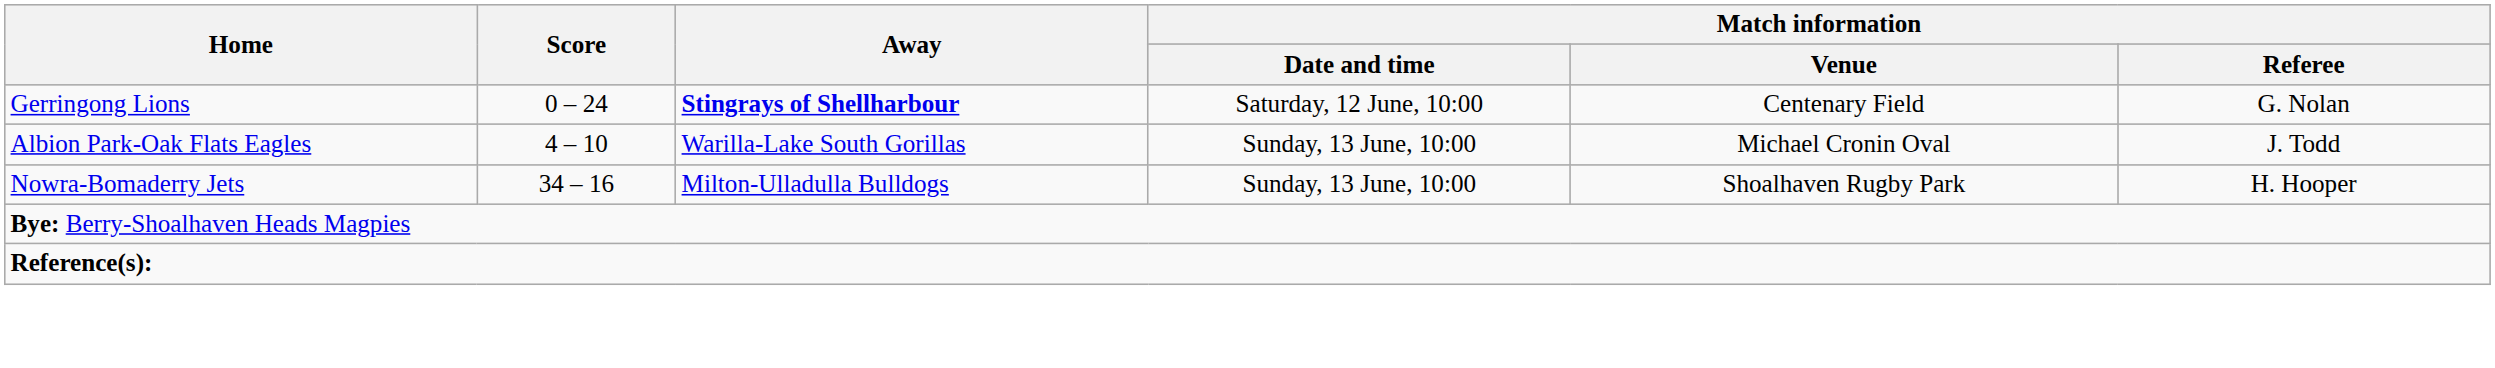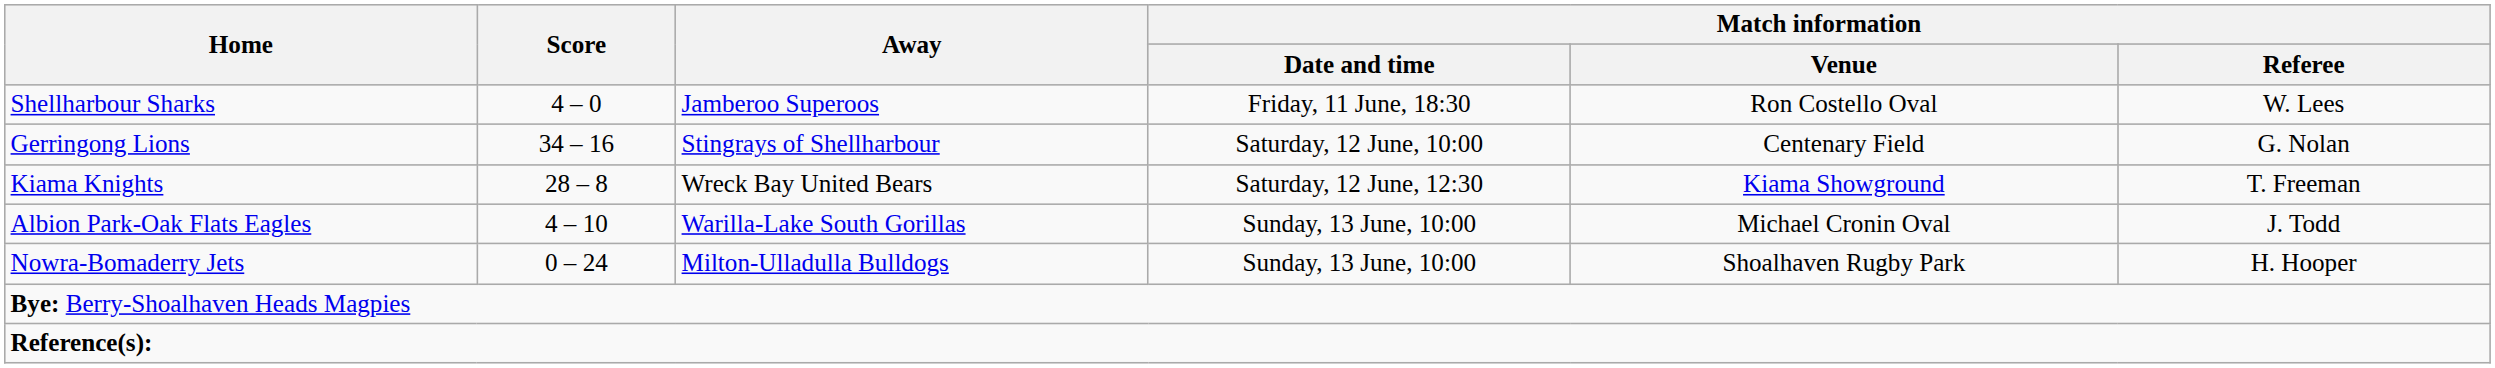+ row: (113, 104)
(576, 104) 0 – 24 -> (576, 143) 34 – 16
(820, 104) bold -> (811, 143) normal
+ row: (87, 183)
(576, 183) 34 – 16 -> (576, 263) 0 – 24
